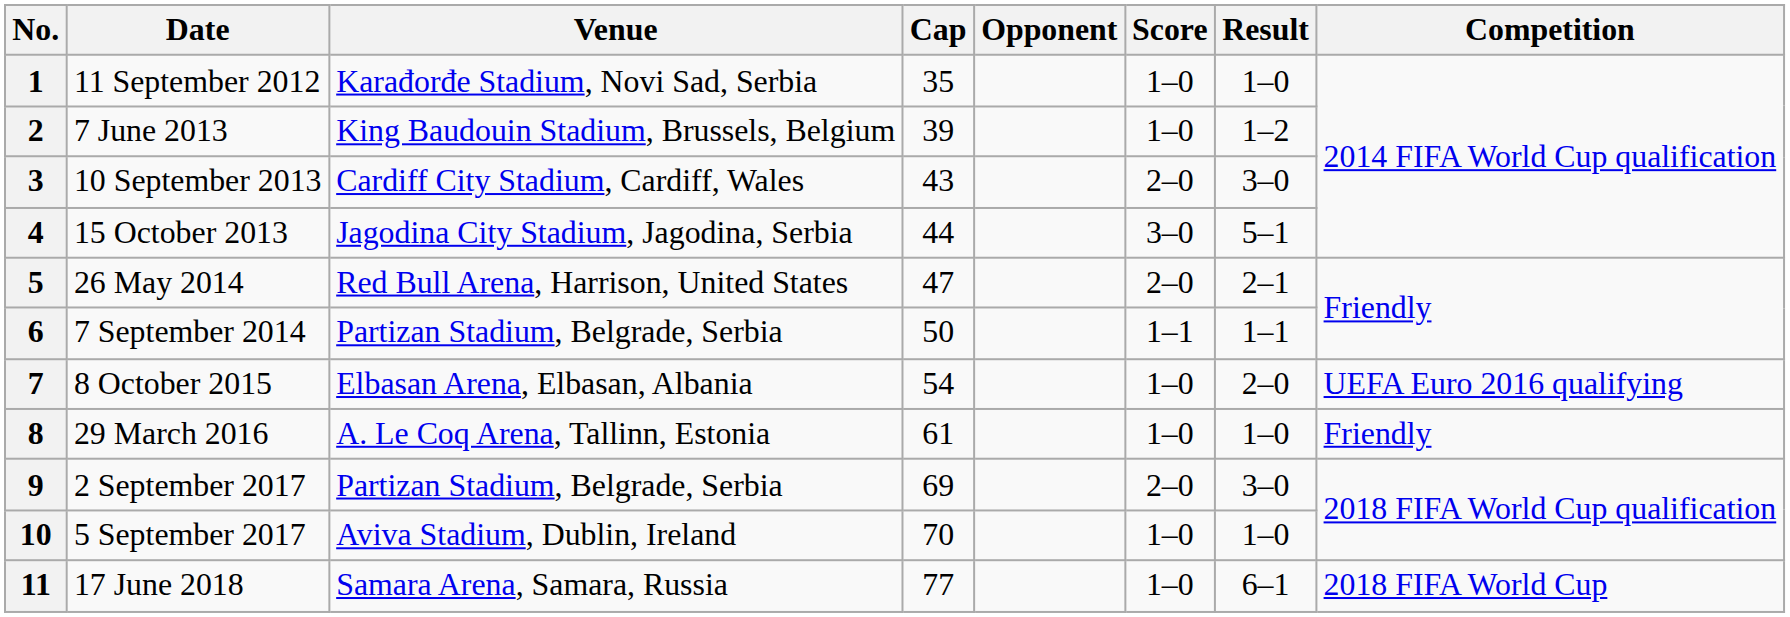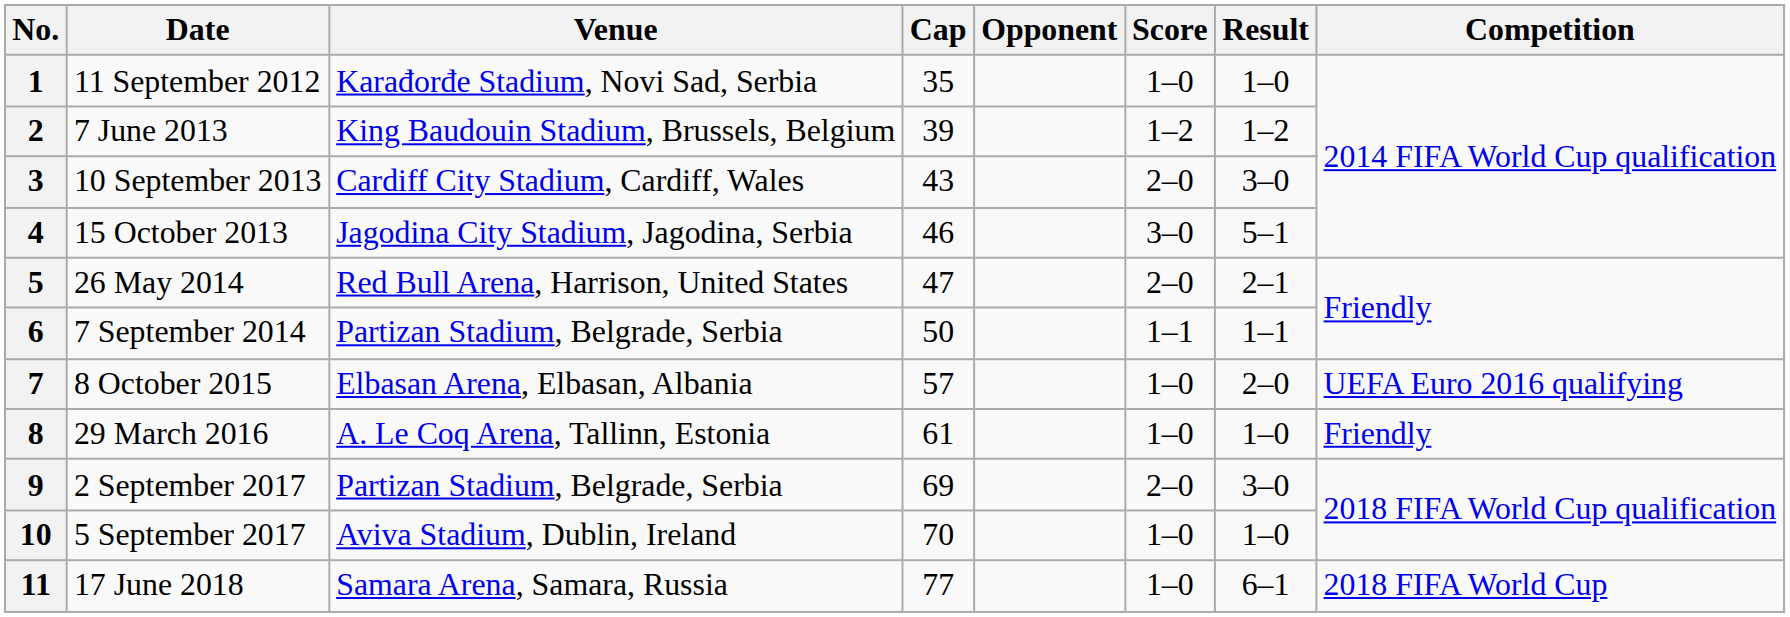(1170, 130) 1–0 -> (1170, 130) 1–2
(938, 231) 44 -> (938, 231) 46
(938, 383) 54 -> (938, 383) 57
